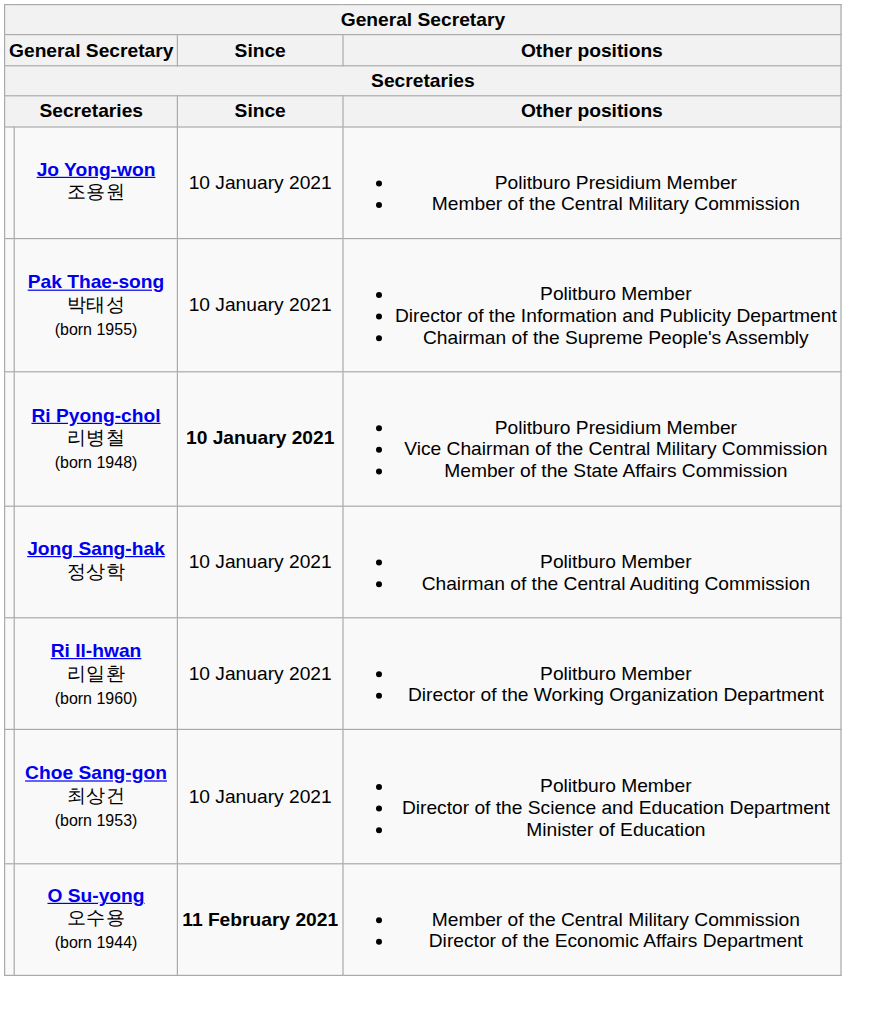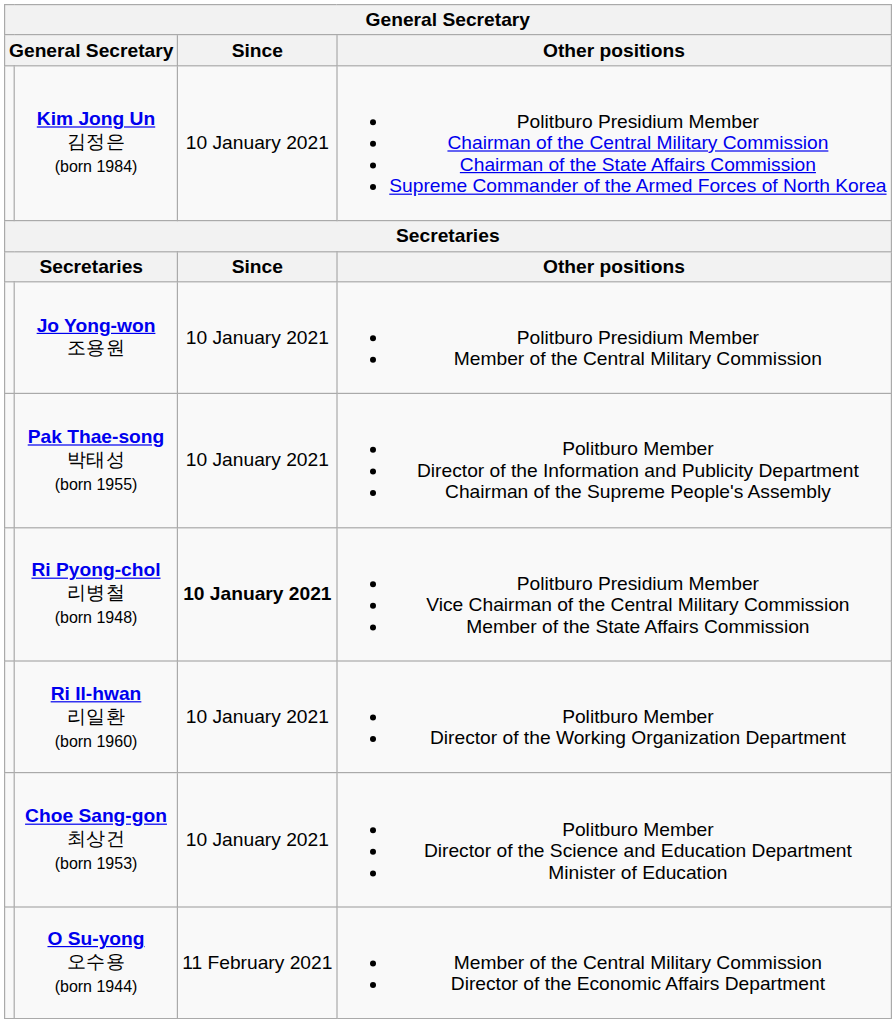+ row: (96, 143)
- row: (96, 560)
(260, 919) bold -> (257, 962) normal
